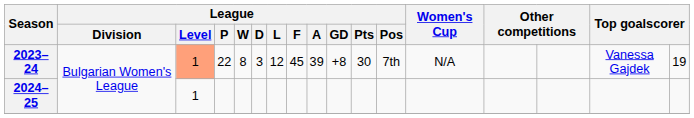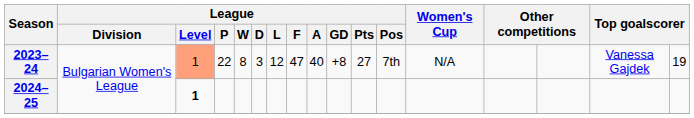(297, 61) 45 -> (297, 61) 47
(317, 61) 39 -> (317, 61) 40
(364, 61) 30 -> (364, 61) 27
(195, 95) normal -> (195, 95) bold
